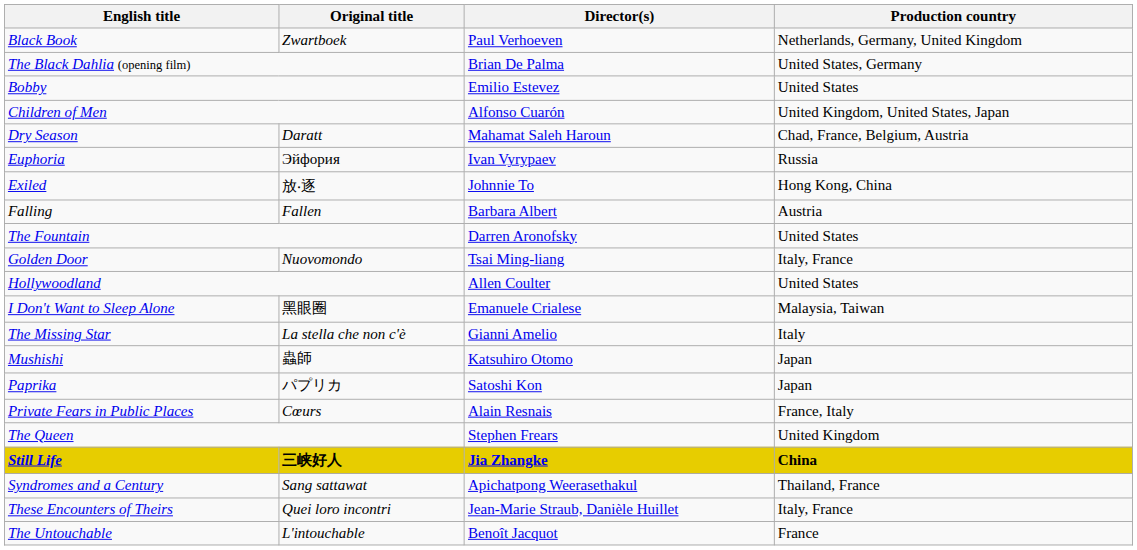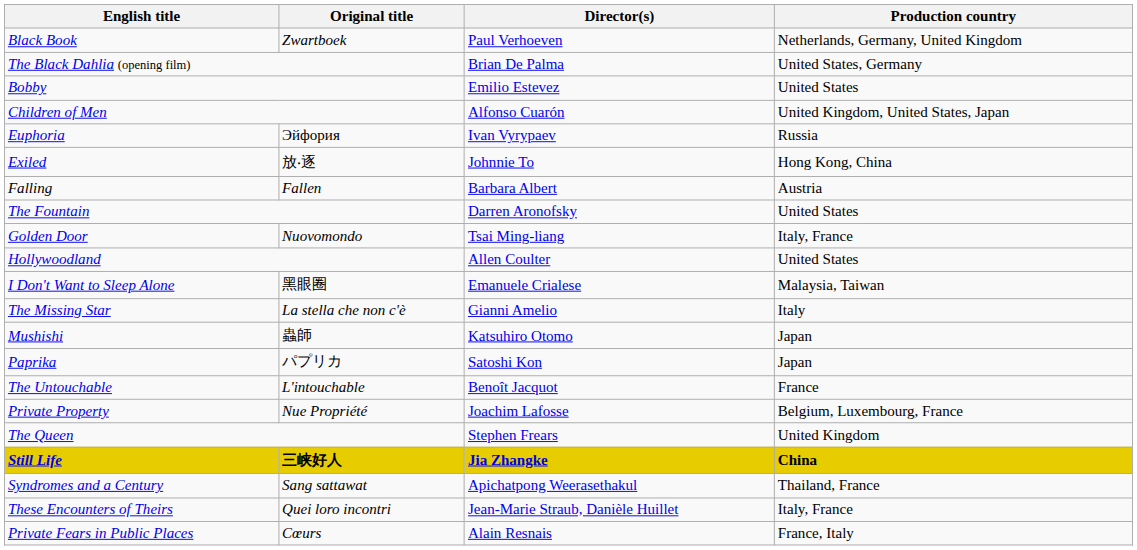- row: (43, 135)
rows swapped: (101, 411) <-> (60, 533)
+ row: (58, 411)
